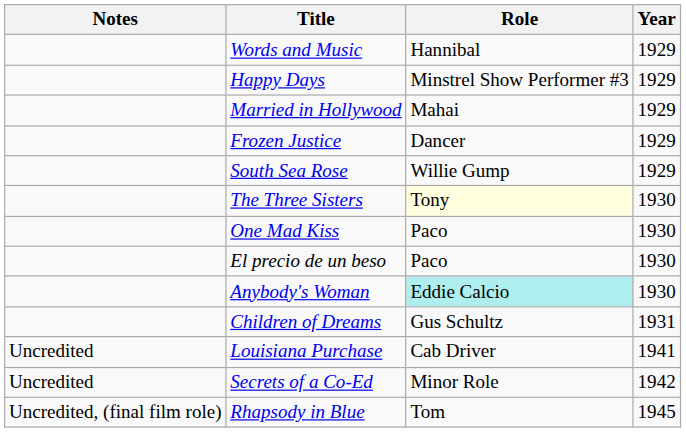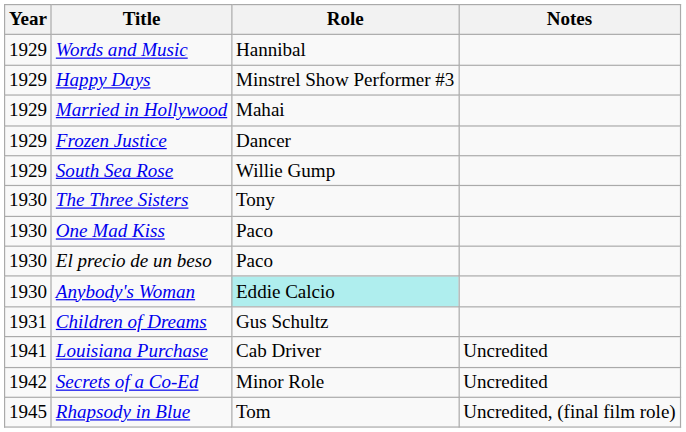columns swapped: (657, 19) <-> (115, 19)
(430, 200) lightyellow background -> (255, 200) no background
